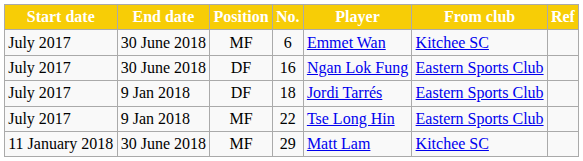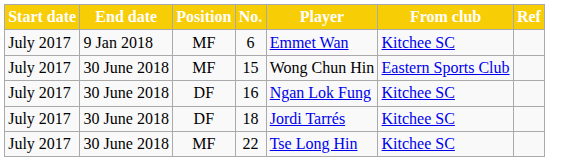(163, 42) 30 June 2018 -> (118, 42) 9 Jan 2018
+ row: (251, 67)
(480, 67) Eastern Sports Club -> (418, 93) Kitchee SC
(155, 93) 9 Jan 2018 -> (126, 118) 30 June 2018
(480, 93) Eastern Sports Club -> (418, 118) Kitchee SC
(155, 118) 9 Jan 2018 -> (126, 144) 30 June 2018
(480, 118) Eastern Sports Club -> (418, 144) Kitchee SC
- row: (288, 144)
